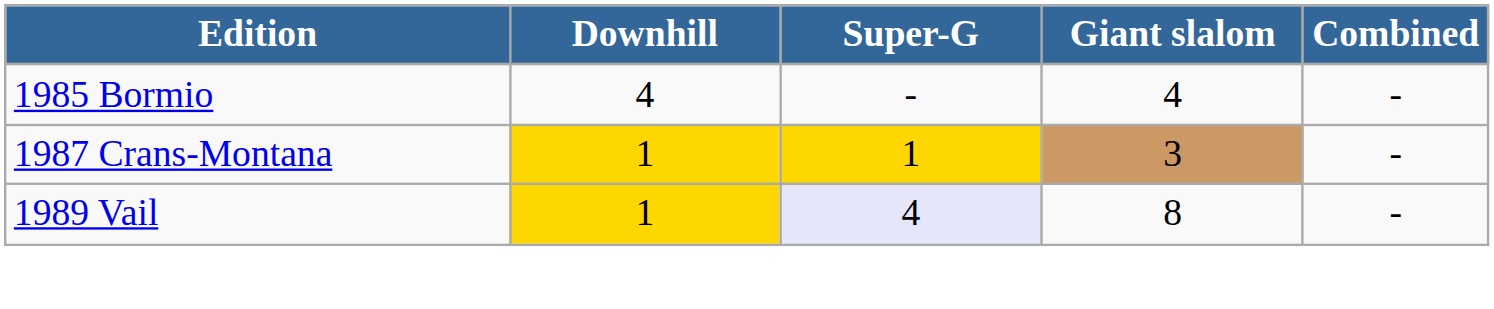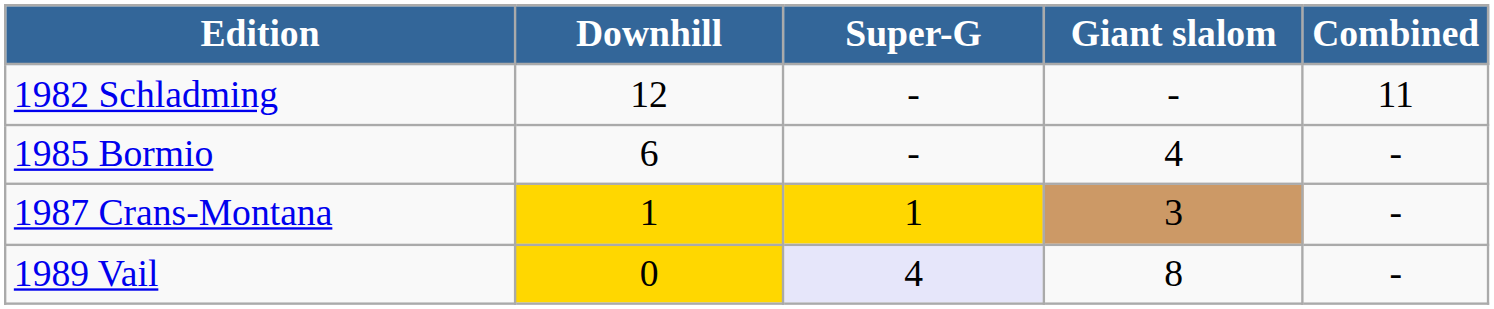+ row: (146, 93)
(645, 93) 4 -> (649, 153) 6
(645, 213) 1 -> (649, 272) 0
